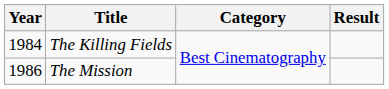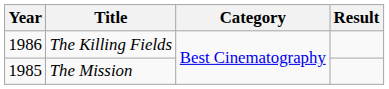(25, 44) 1984 -> (25, 44) 1986
(25, 71) 1986 -> (25, 71) 1985
